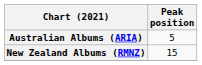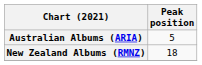(172, 53) 15 -> (172, 53) 18
